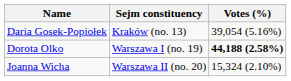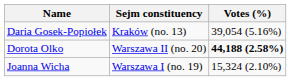(157, 48) Warszawa I (no. 19) -> (159, 48) Warszawa II (no. 20)
(159, 66) Warszawa II (no. 20) -> (157, 66) Warszawa I (no. 19)
